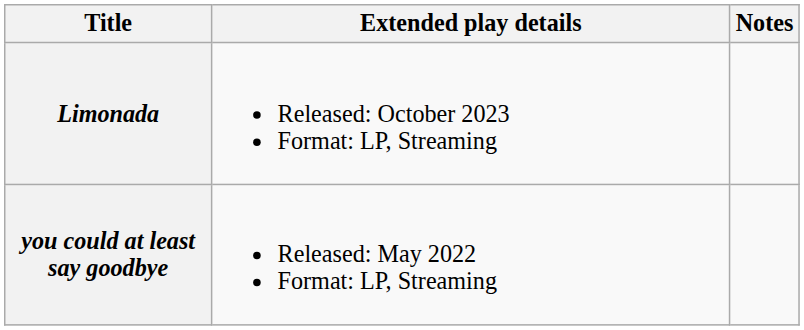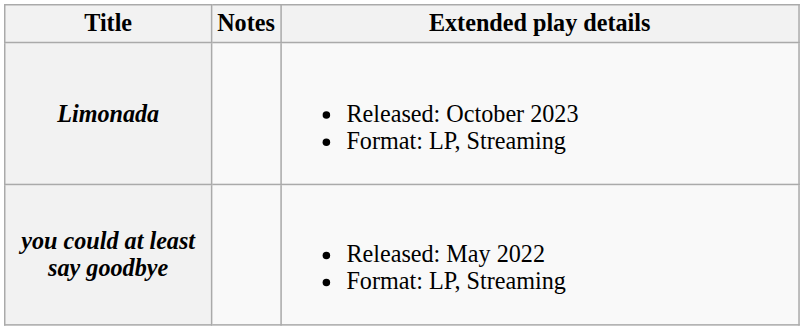columns swapped: (471, 23) <-> (764, 23)
